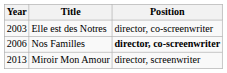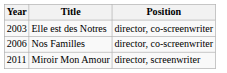(167, 44) bold -> (164, 44) normal
(17, 60) 2013 -> (17, 60) 2011
